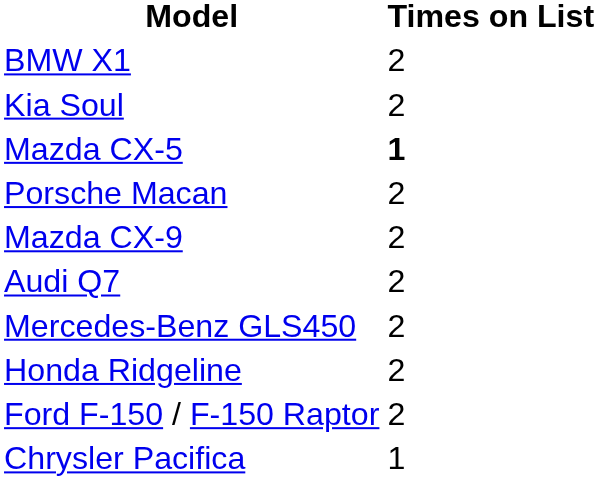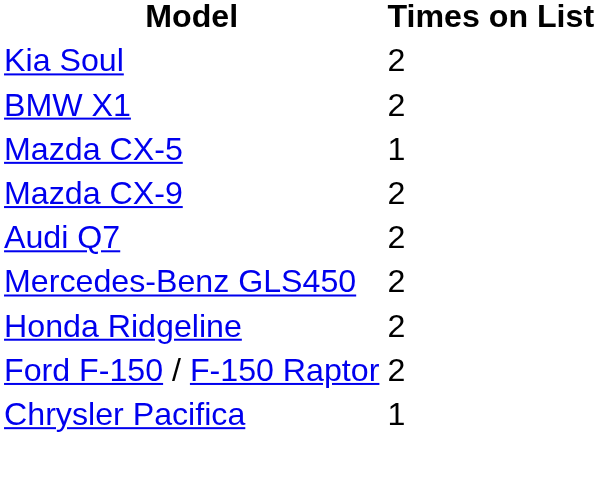rows swapped: (64, 105) <-> (67, 60)
(396, 149) bold -> (396, 149) normal
- row: (116, 193)
